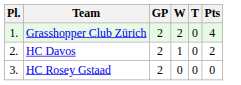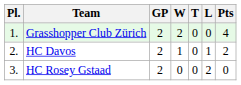+ column: (208, 13)
